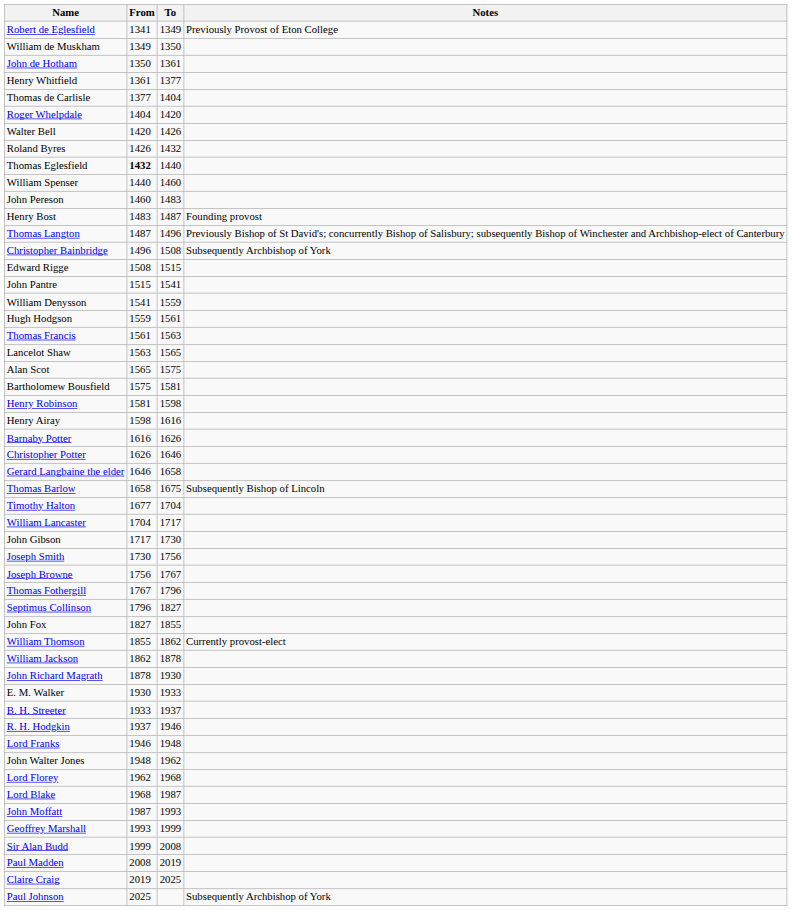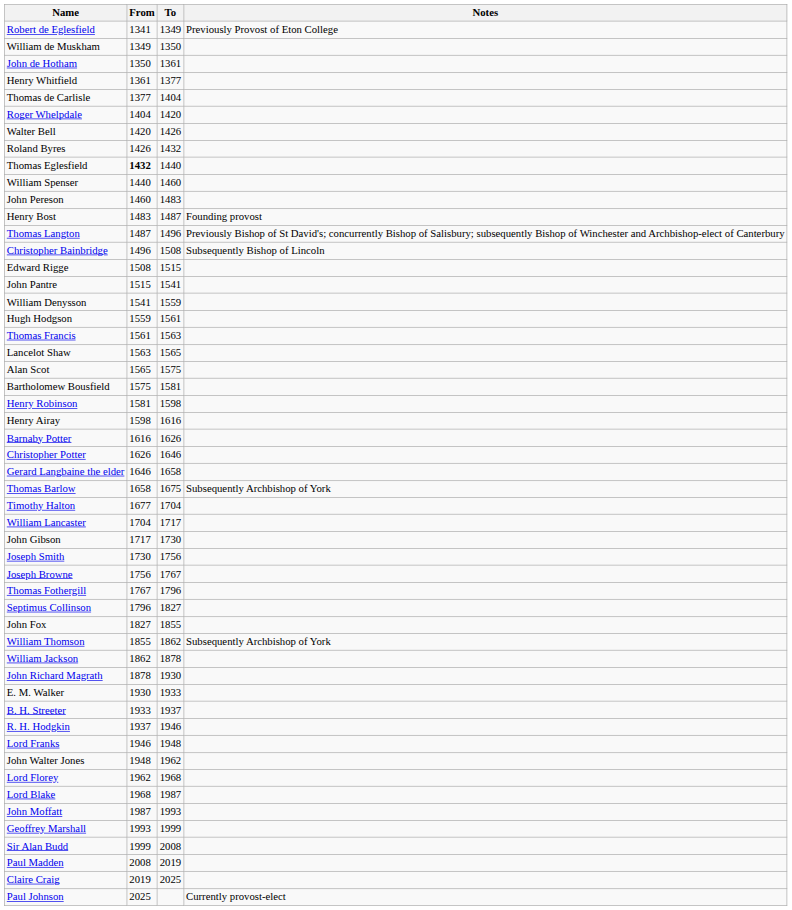(258, 251) Subsequently Archbishop of York -> (255, 251) Subsequently Bishop of Lincoln
(255, 489) Subsequently Bishop of Lincoln -> (258, 489) Subsequently Archbishop of York
(236, 642) Currently provost-elect -> (258, 642) Subsequently Archbishop of York
(258, 897) Subsequently Archbishop of York -> (236, 897) Currently provost-elect
